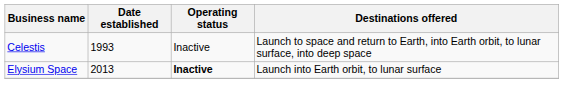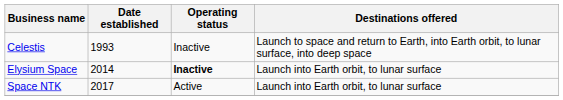(102, 70) 2013 -> (102, 70) 2014
+ row: (34, 86)
